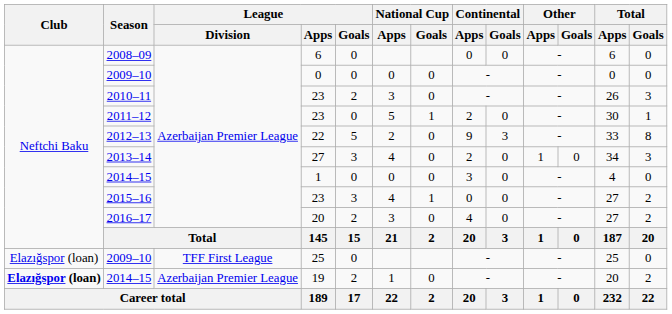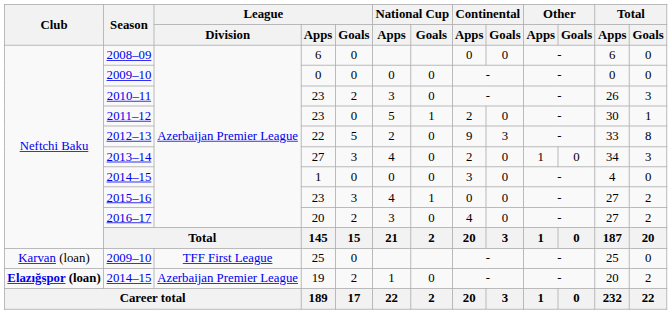(54, 258) Elazığspor (loan) -> (54, 258) Karvan (loan)
